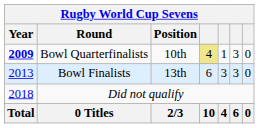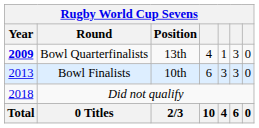(175, 53) 10th -> (175, 53) 13th
(209, 53) khaki background -> (209, 53) no background
(175, 73) 13th -> (175, 73) 10th
